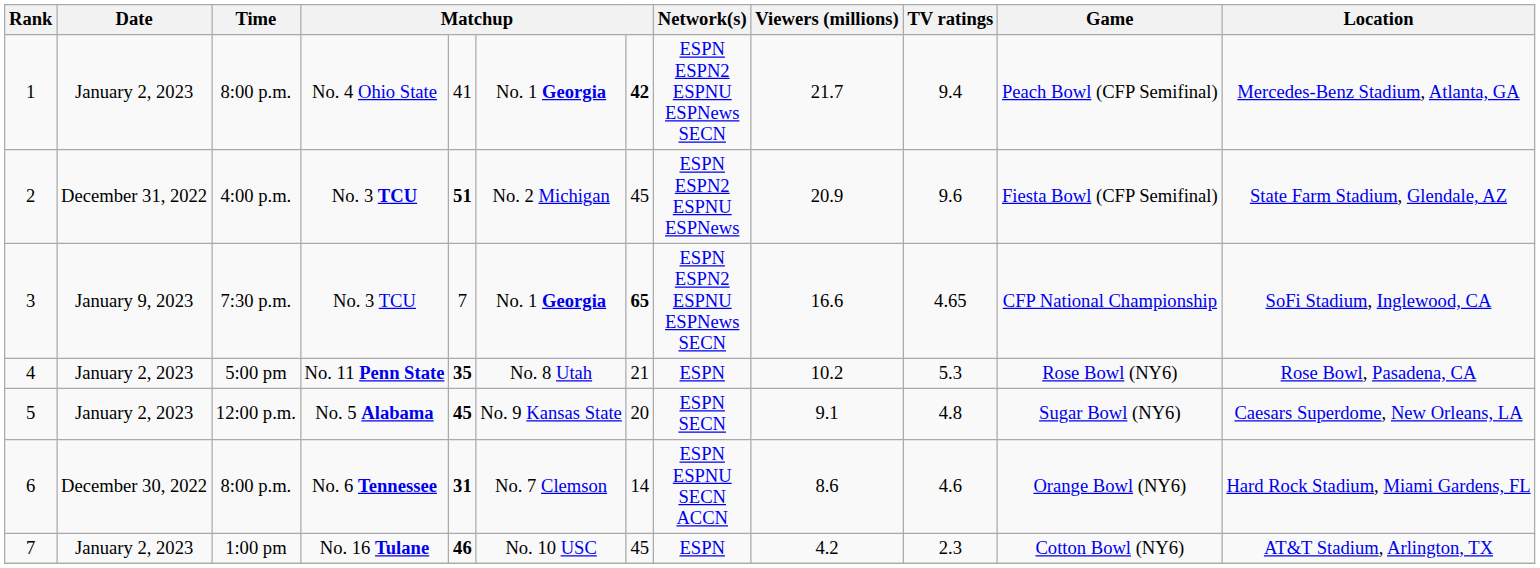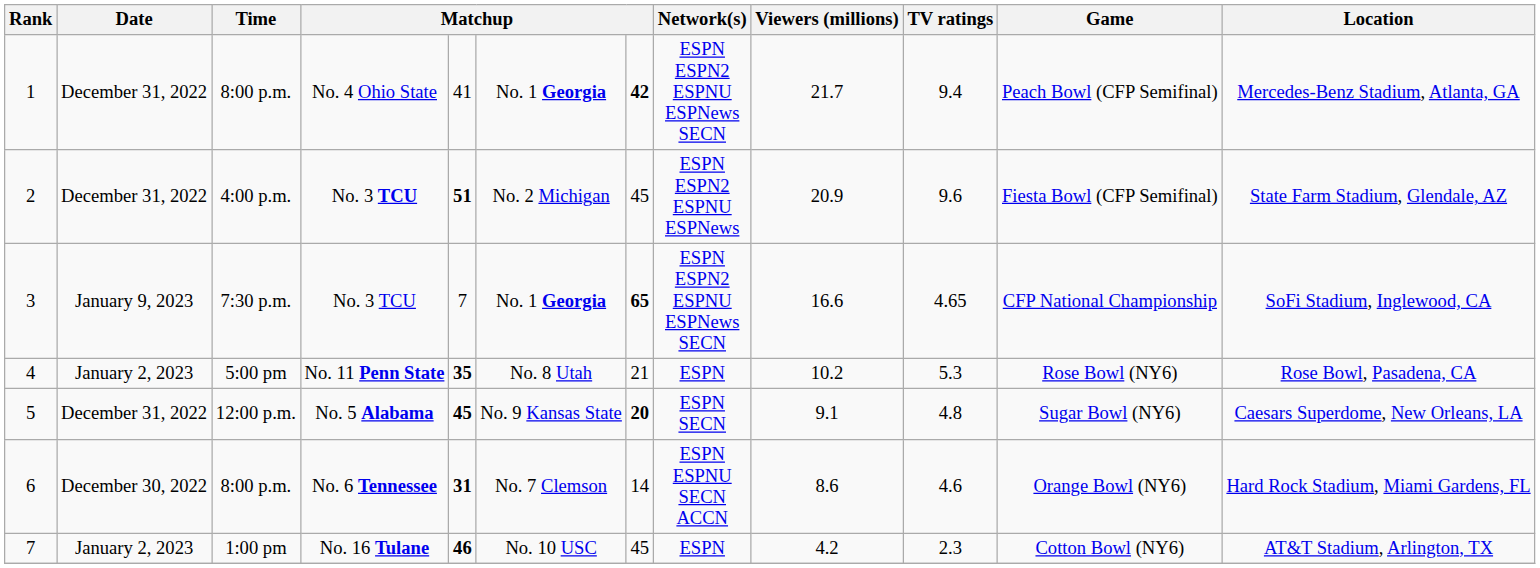(134, 91) January 2, 2023 -> (134, 91) December 31, 2022
(134, 413) January 2, 2023 -> (134, 413) December 31, 2022
(640, 413) normal -> (640, 413) bold
